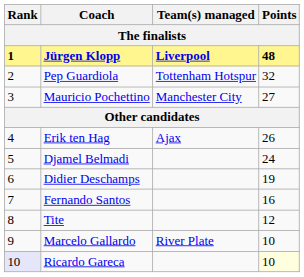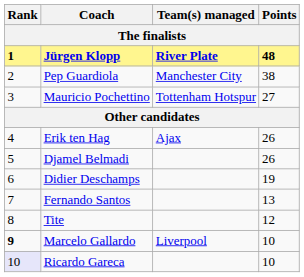(183, 55) Liverpool -> (187, 55) River Plate
(206, 76) Tottenham Hotspur -> (199, 76) Manchester City
(268, 76) 32 -> (268, 76) 38
(199, 96) Manchester City -> (206, 96) Tottenham Hotspur
(268, 158) 24 -> (268, 158) 26
(268, 199) 16 -> (268, 199) 13
(11, 240) normal -> (11, 240) bold
(185, 240) River Plate -> (181, 240) Liverpool
(268, 261) lightyellow background -> (268, 261) no background
